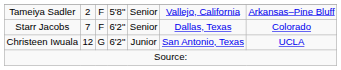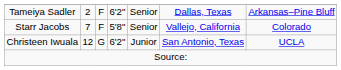(117, 12) 5'8" -> (117, 12) 6'2"
(203, 12) Vallejo, California -> (203, 12) Dallas, Texas
(117, 27) 6'2" -> (117, 27) 5'8"
(203, 27) Dallas, Texas -> (203, 27) Vallejo, California
